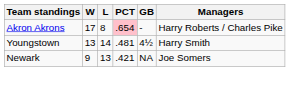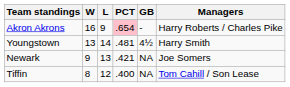(90, 27) 17 -> (90, 27) 16
(103, 27) 8 -> (103, 27) 9
+ row: (17, 74)
